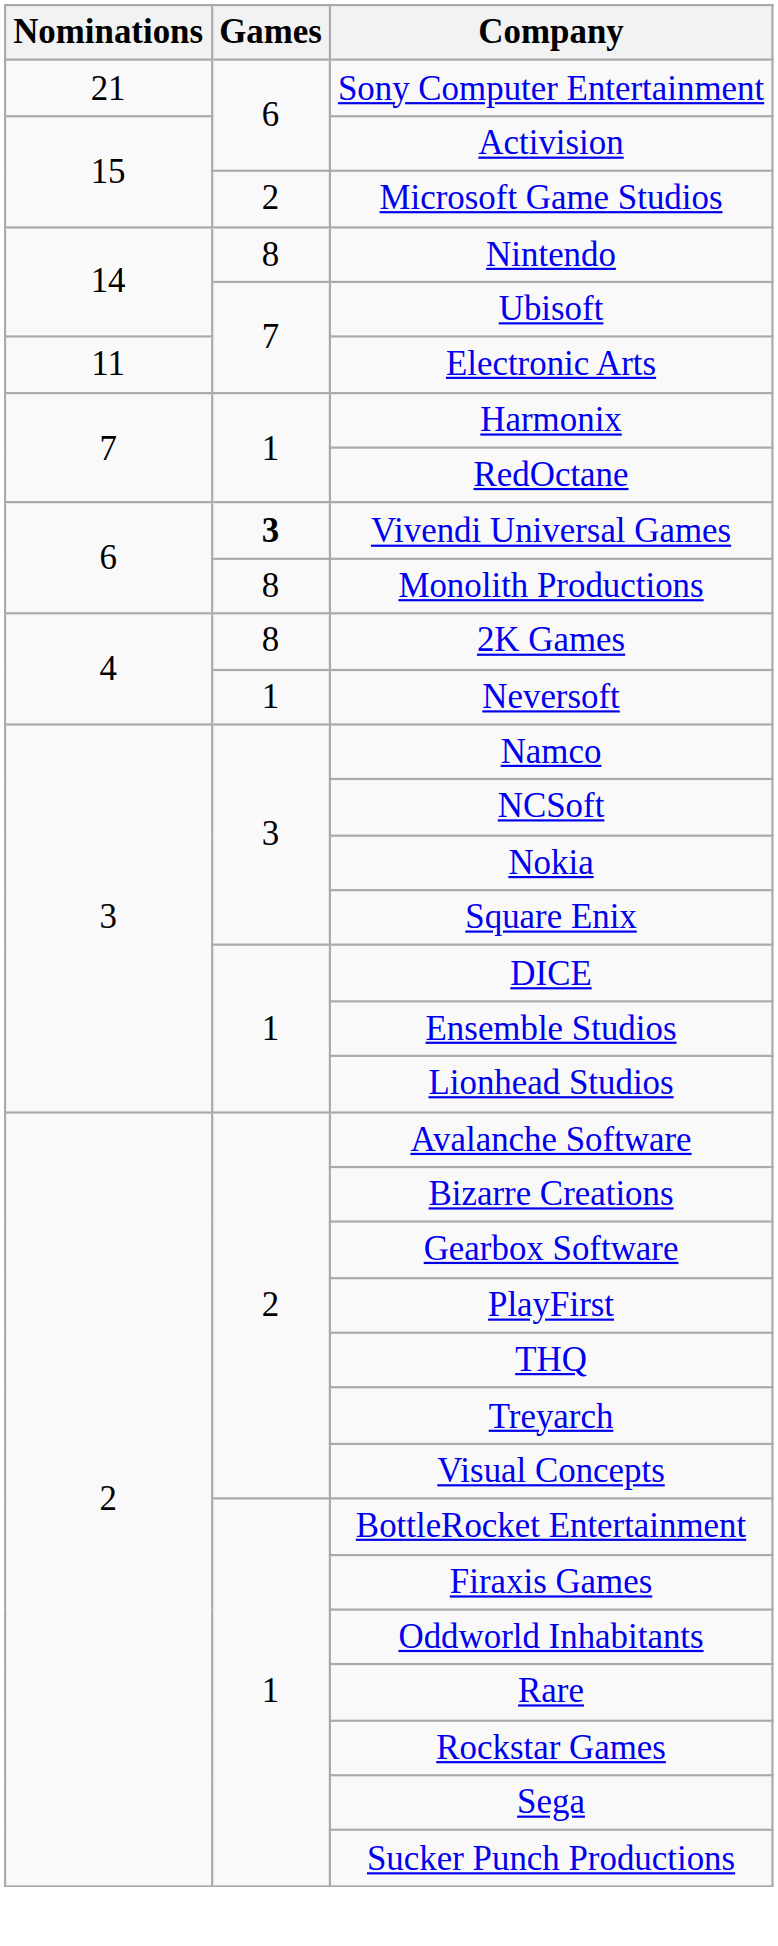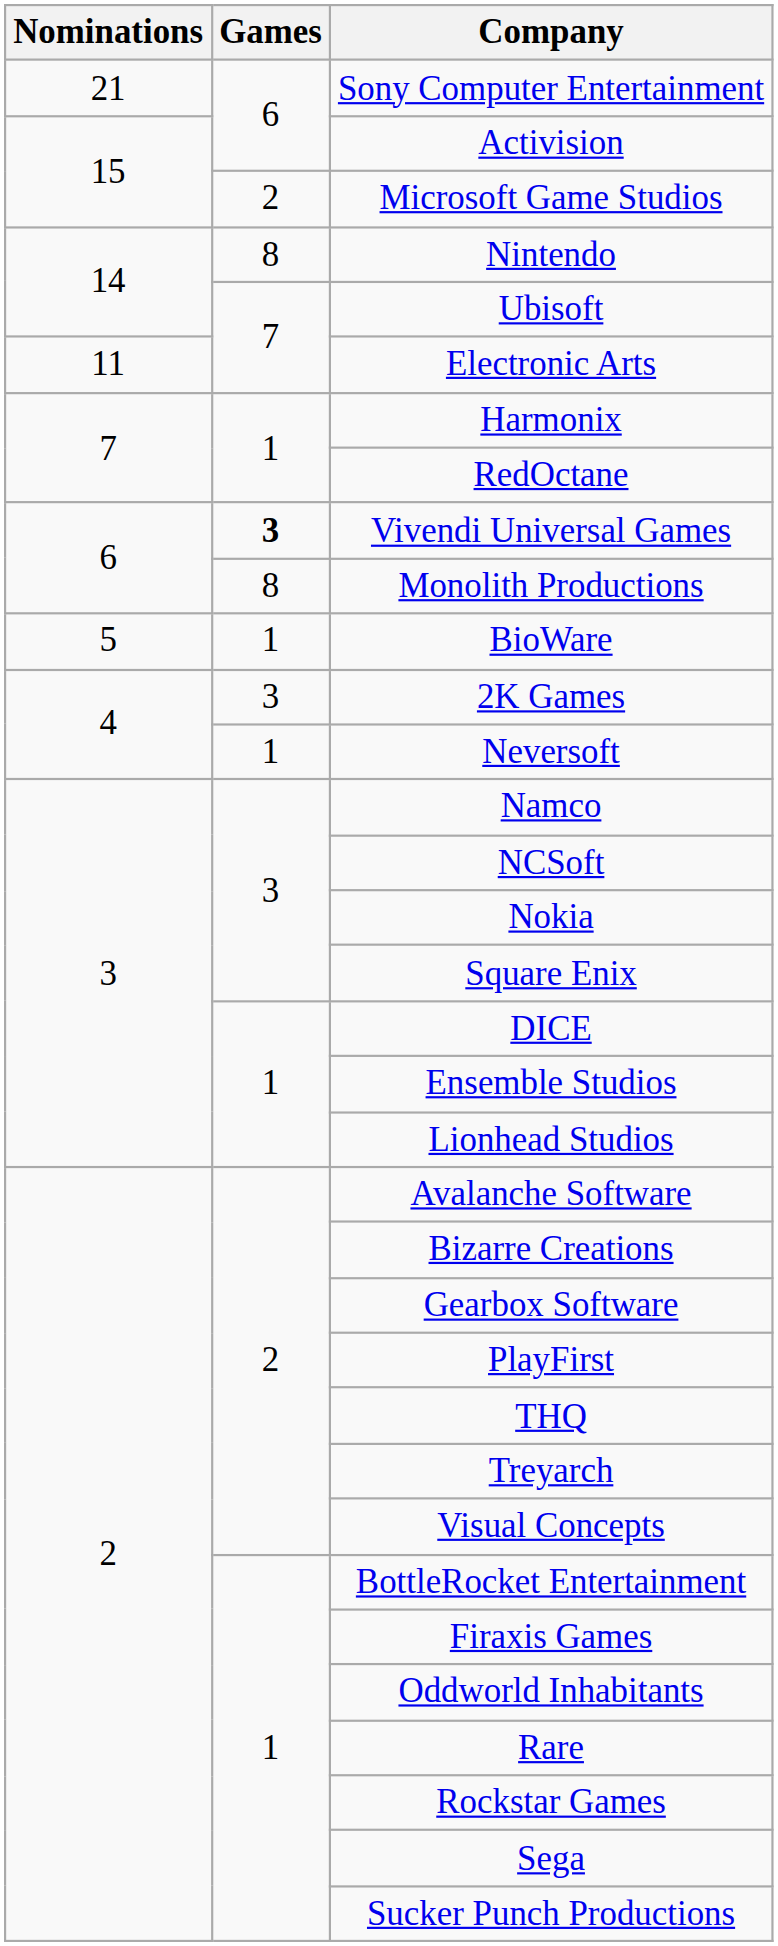+ row: (551, 640)
(270, 640) 8 -> (270, 695) 3
